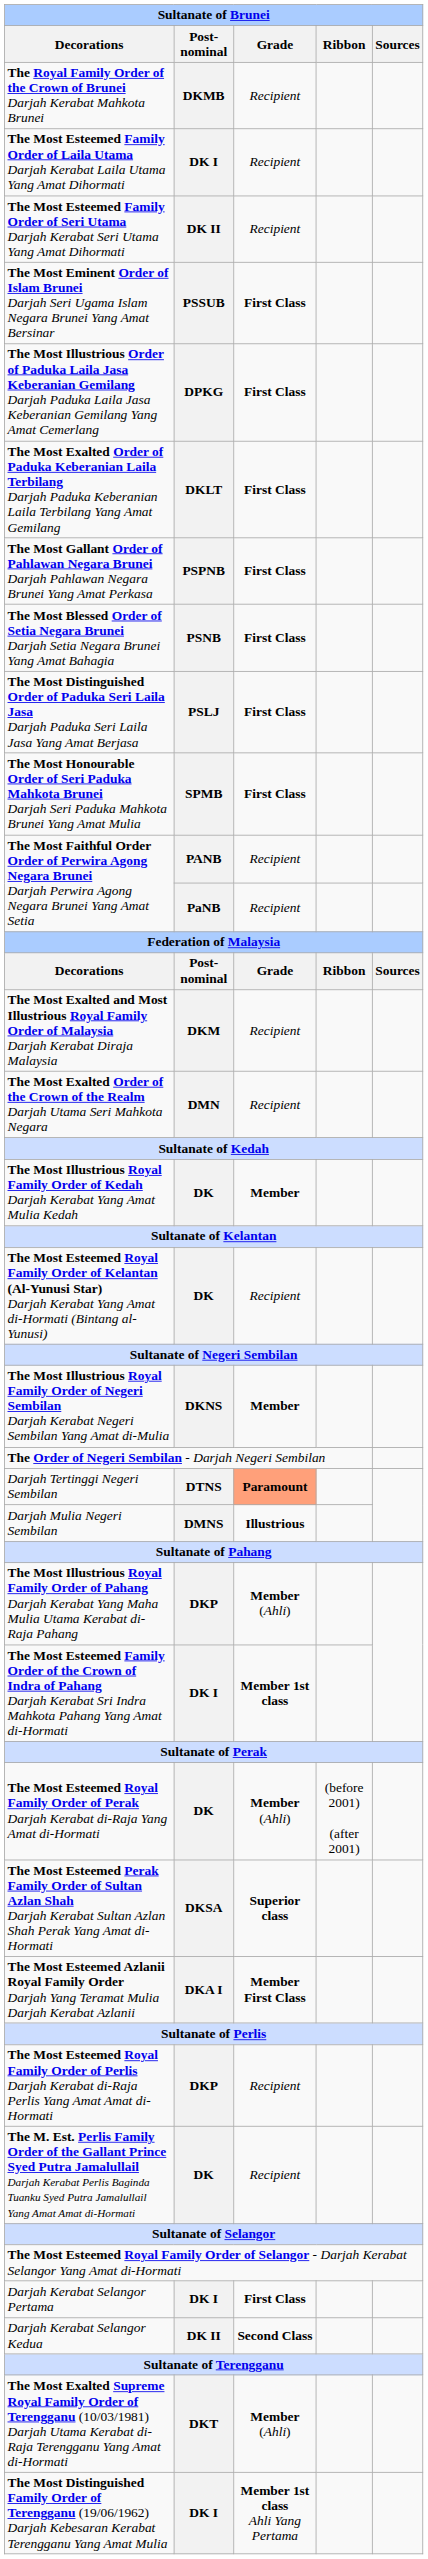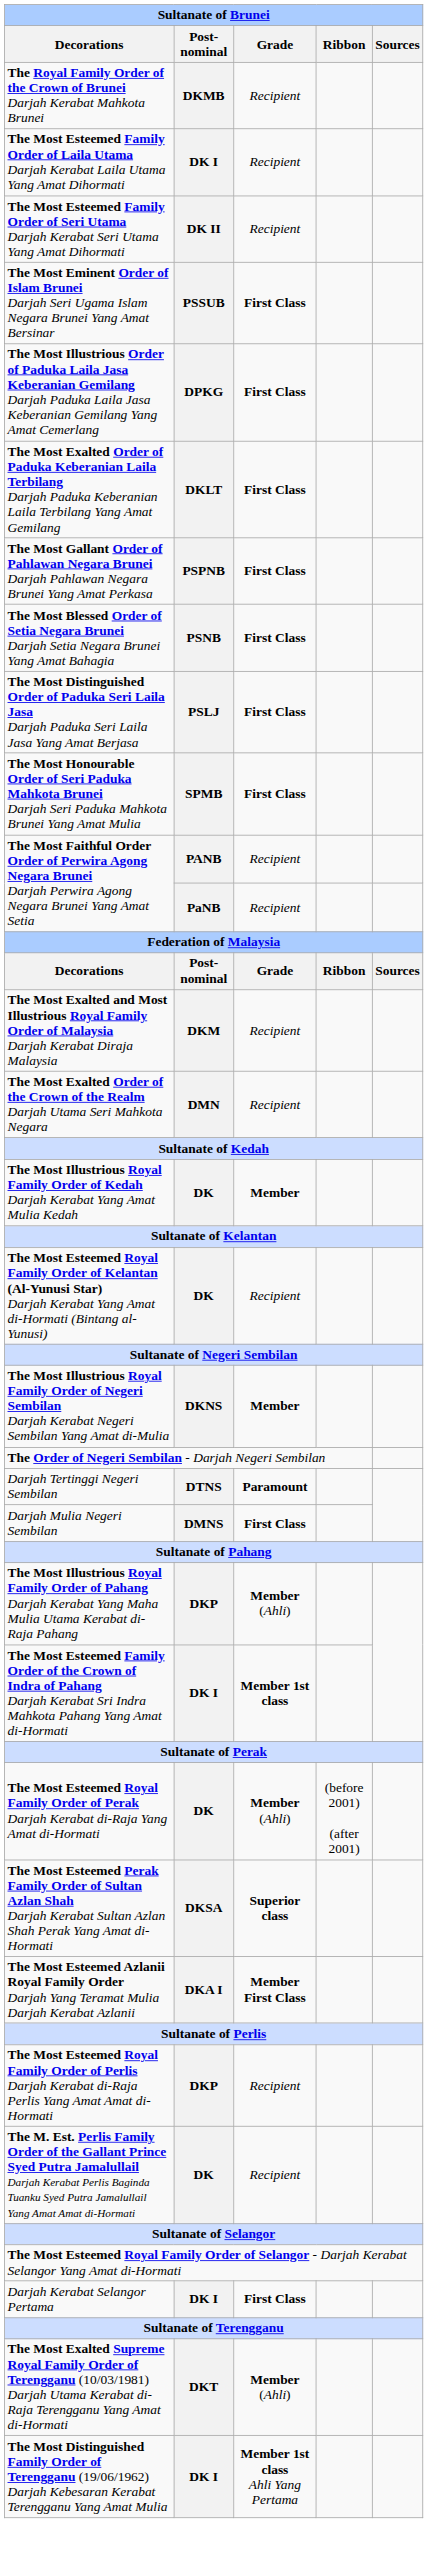(275, 1486) lightsalmon background -> (275, 1486) no background
(275, 1523) Illustrious -> (275, 1523) First Class
- row: (77, 2335)
